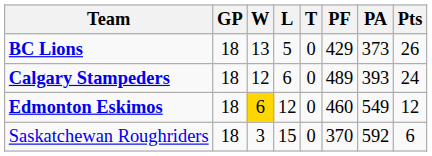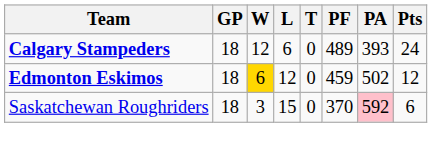- row: (46, 48)
(339, 107) 460 -> (339, 77) 459
(376, 107) 549 -> (376, 77) 502
(376, 136) no background -> (376, 107) pink background
